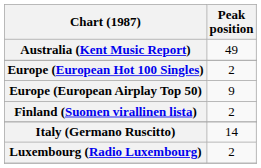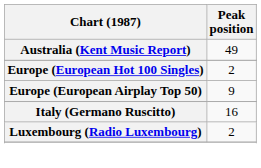- row: (105, 111)
(231, 132) 14 -> (231, 111) 16
